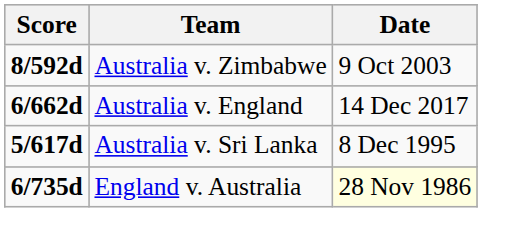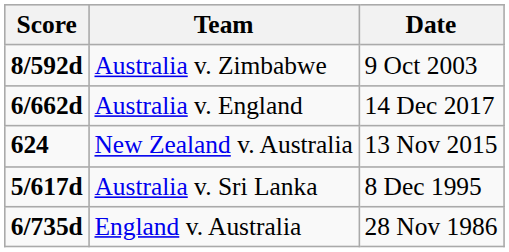+ row: (224, 145)
(405, 186) lightyellow background -> (431, 226) no background
